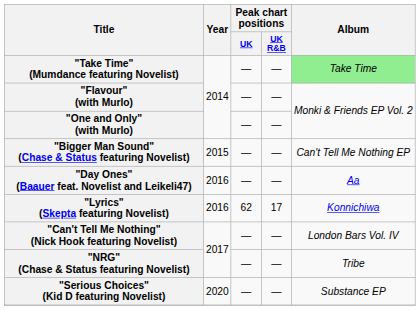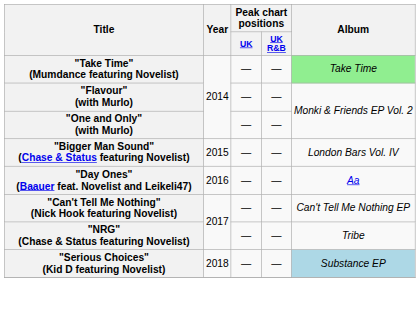(353, 152) Can't Tell Me Nothing EP -> (353, 152) London Bars Vol. IV
- row: (104, 208)
(353, 236) London Bars Vol. IV -> (353, 208) Can't Tell Me Nothing EP
(217, 291) 2020 -> (217, 263) 2018
(353, 291) no background -> (353, 263) lightblue background
